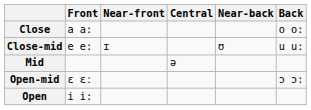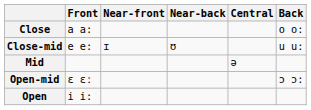columns swapped: (192, 13) <-> (246, 13)
